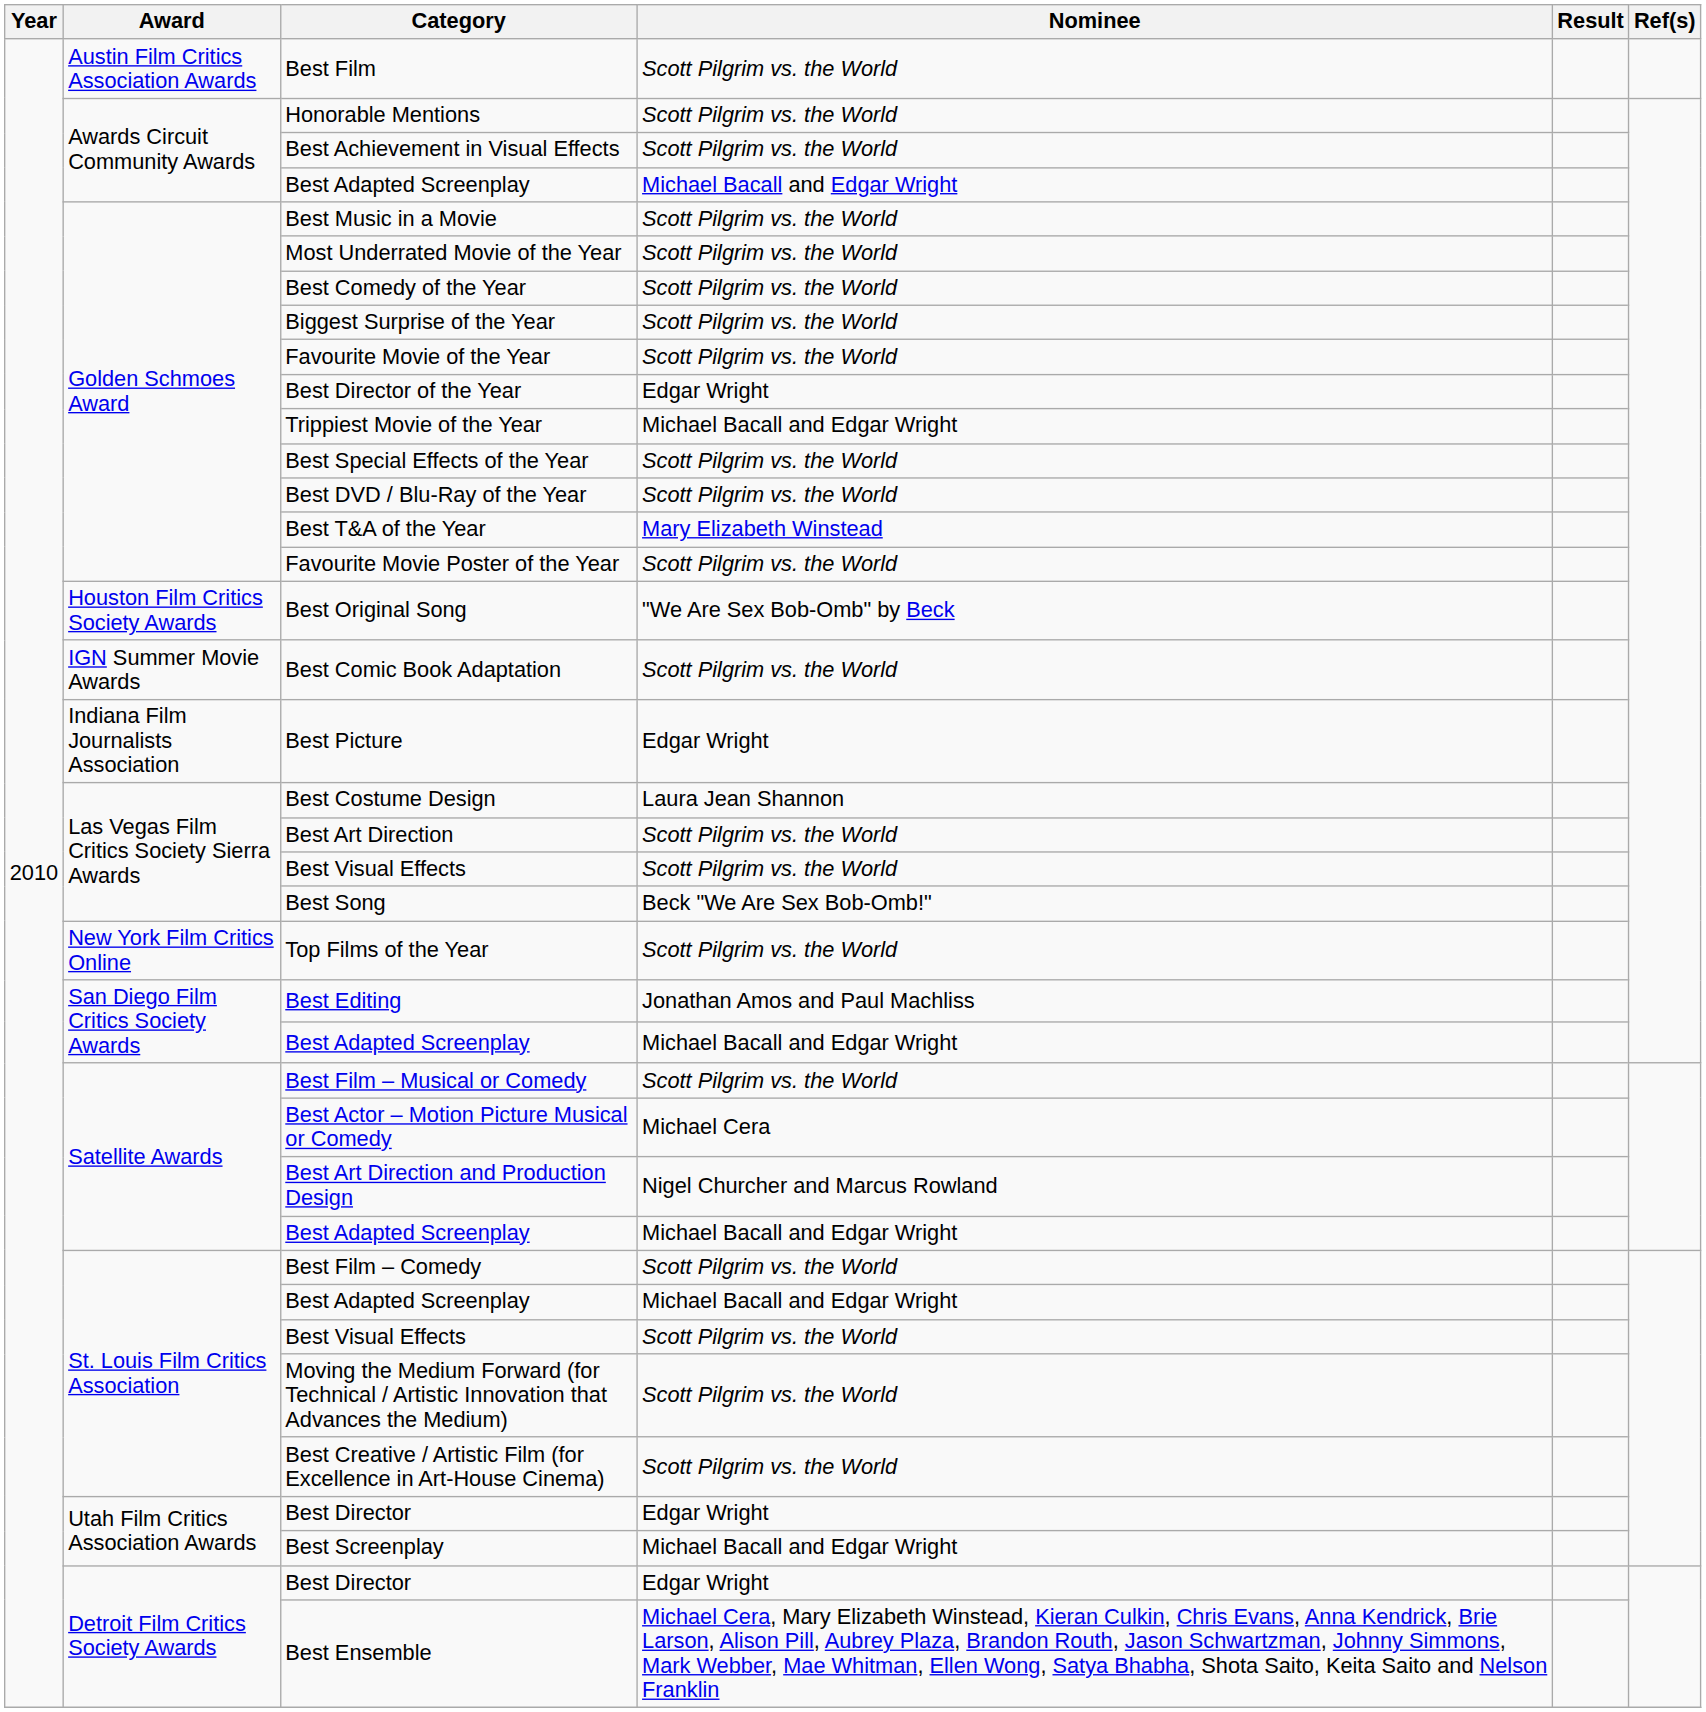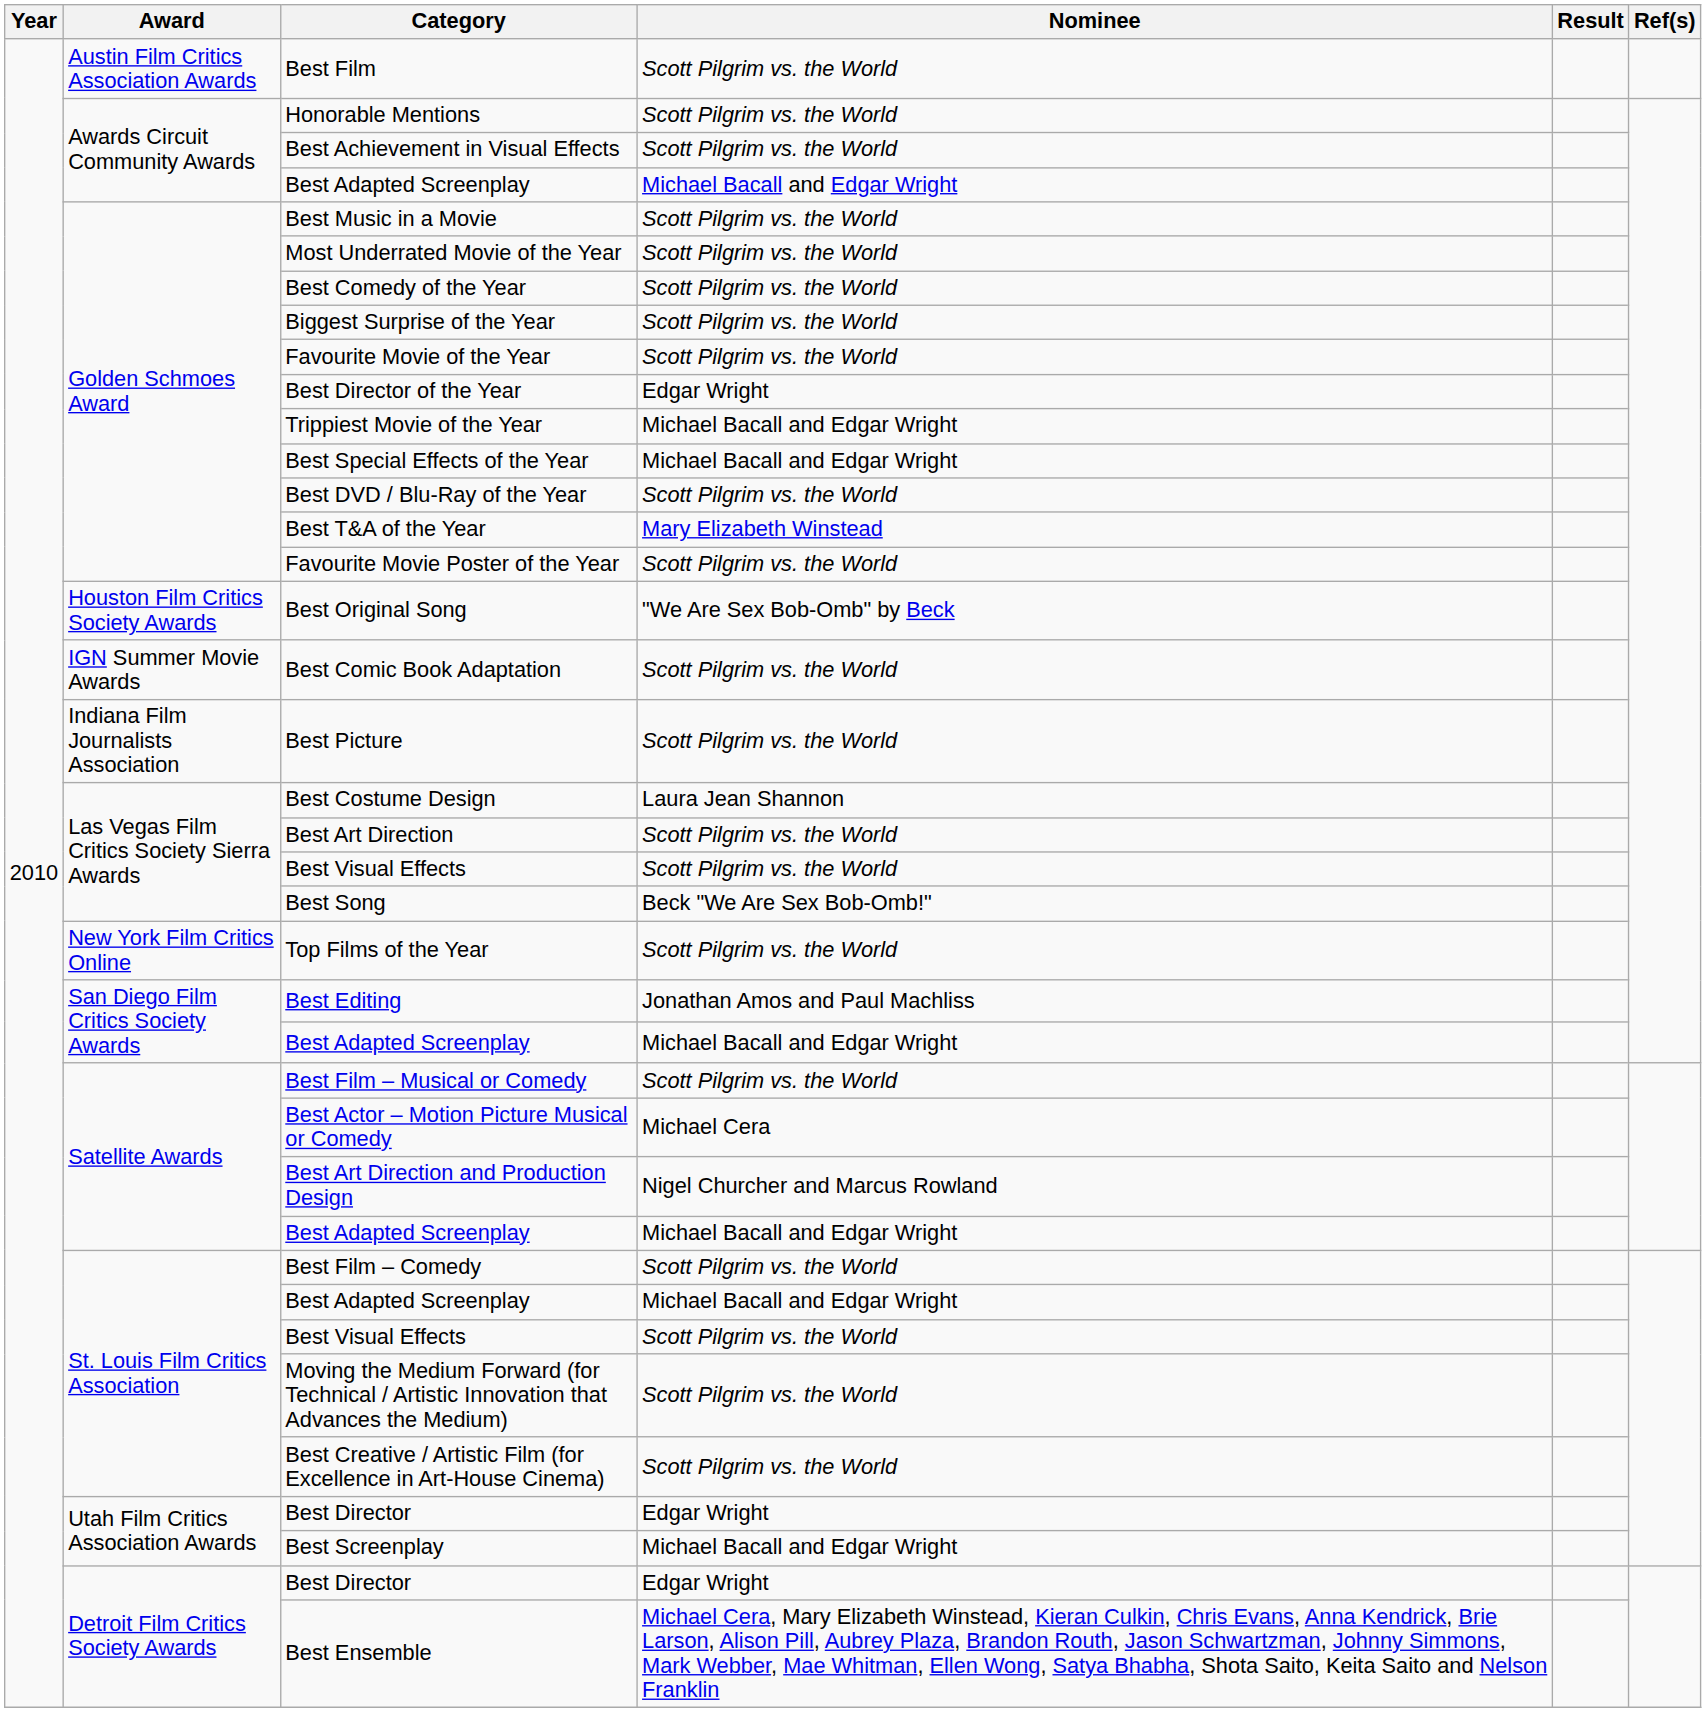(770, 460) Scott Pilgrim vs. the World -> (800, 460) Michael Bacall and Edgar Wright
(705, 740) Edgar Wright -> (770, 740) Scott Pilgrim vs. the World
